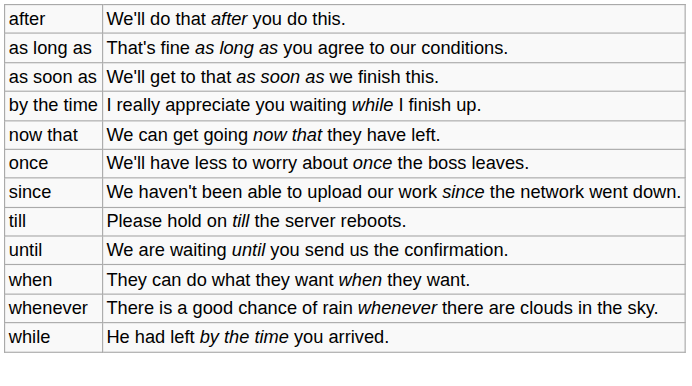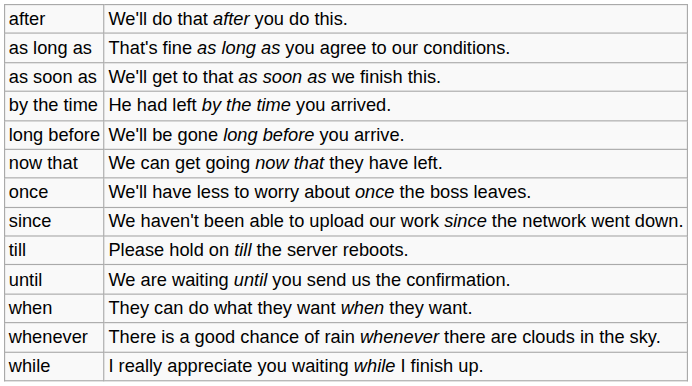(294, 105) I really appreciate you waiting while I finish up. -> (250, 105) He had left by the time you arrived.
+ row: (54, 134)
(248, 337) He had left by the time you arrived. -> (296, 366) I really appreciate you waiting while I finish up.
